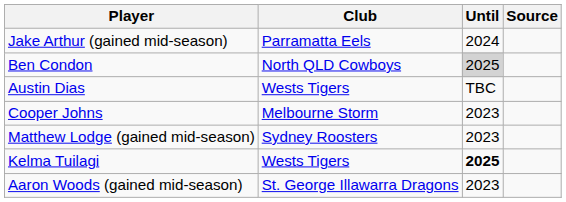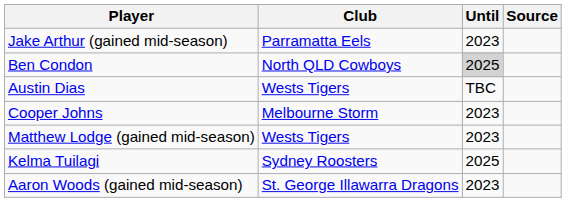(482, 40) 2024 -> (482, 40) 2023
(320, 137) Sydney Roosters -> (305, 137) Wests Tigers
(305, 161) Wests Tigers -> (320, 161) Sydney Roosters
(482, 161) bold -> (482, 161) normal
